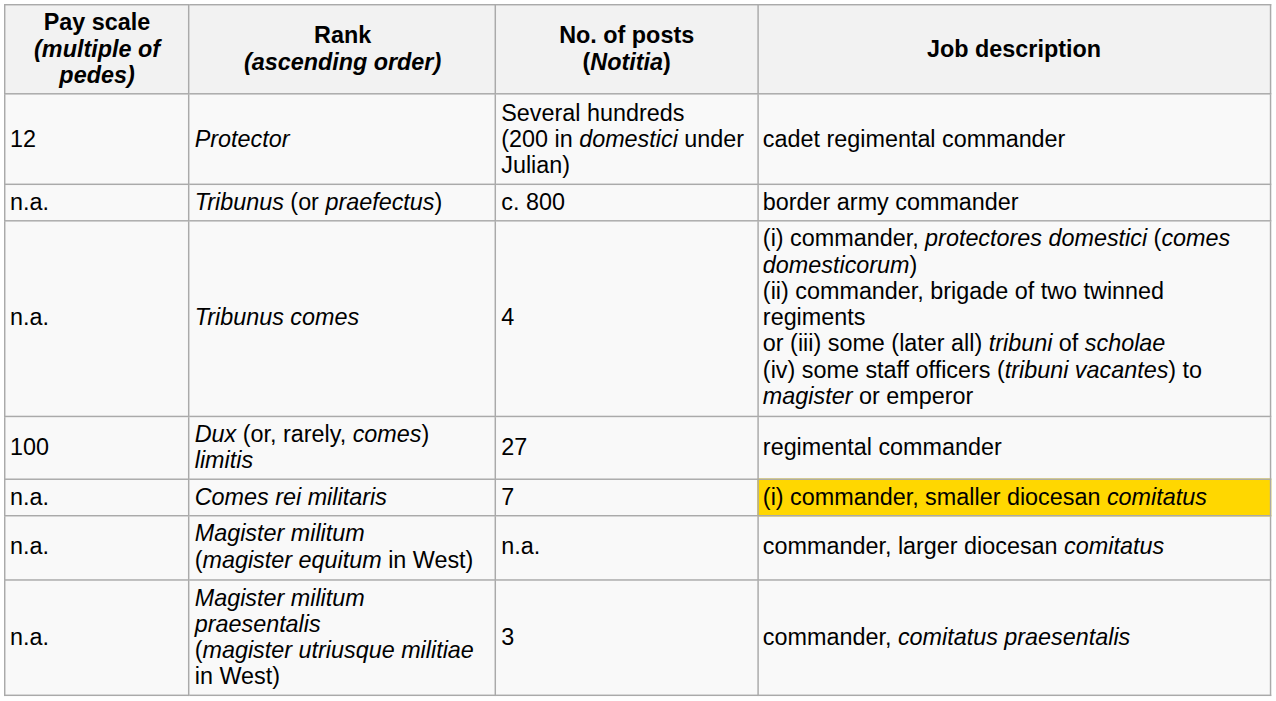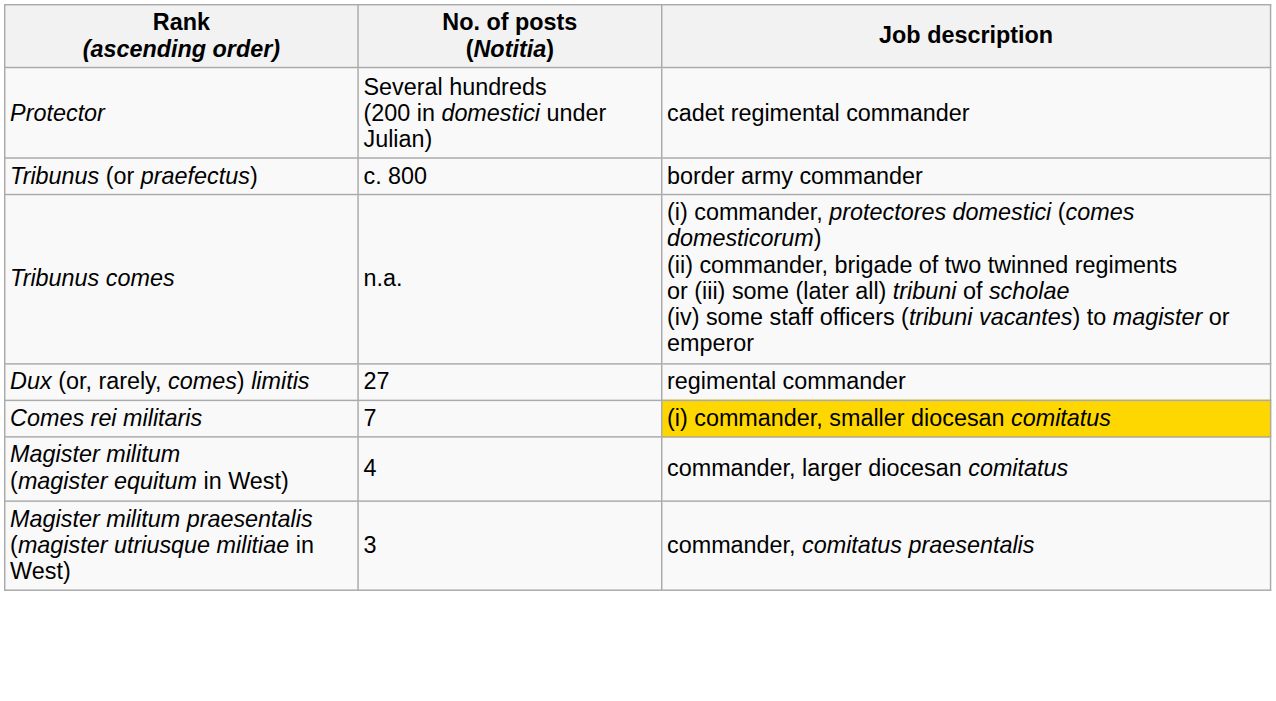- column: (97, 49)
(508, 318) 4 -> (383, 278) n.a.
(521, 547) n.a. -> (370, 468) 4
